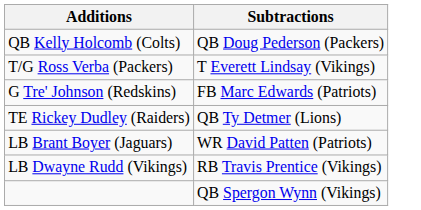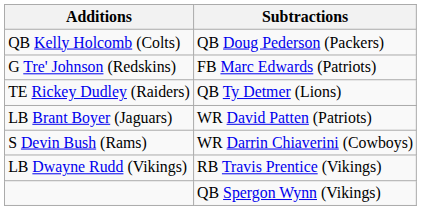- row: (90, 67)
+ row: (77, 142)
